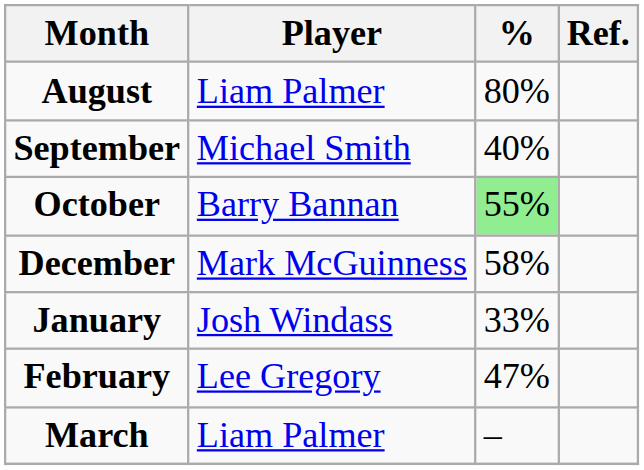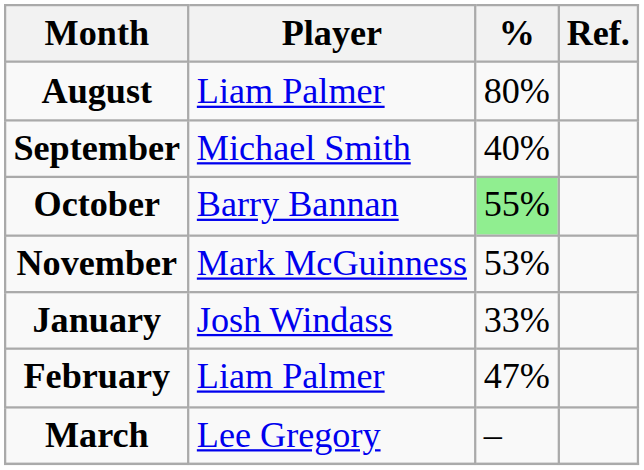+ row: (97, 262)
- row: (97, 262)
(289, 377) Lee Gregory -> (291, 377) Liam Palmer
(291, 434) Liam Palmer -> (289, 434) Lee Gregory
